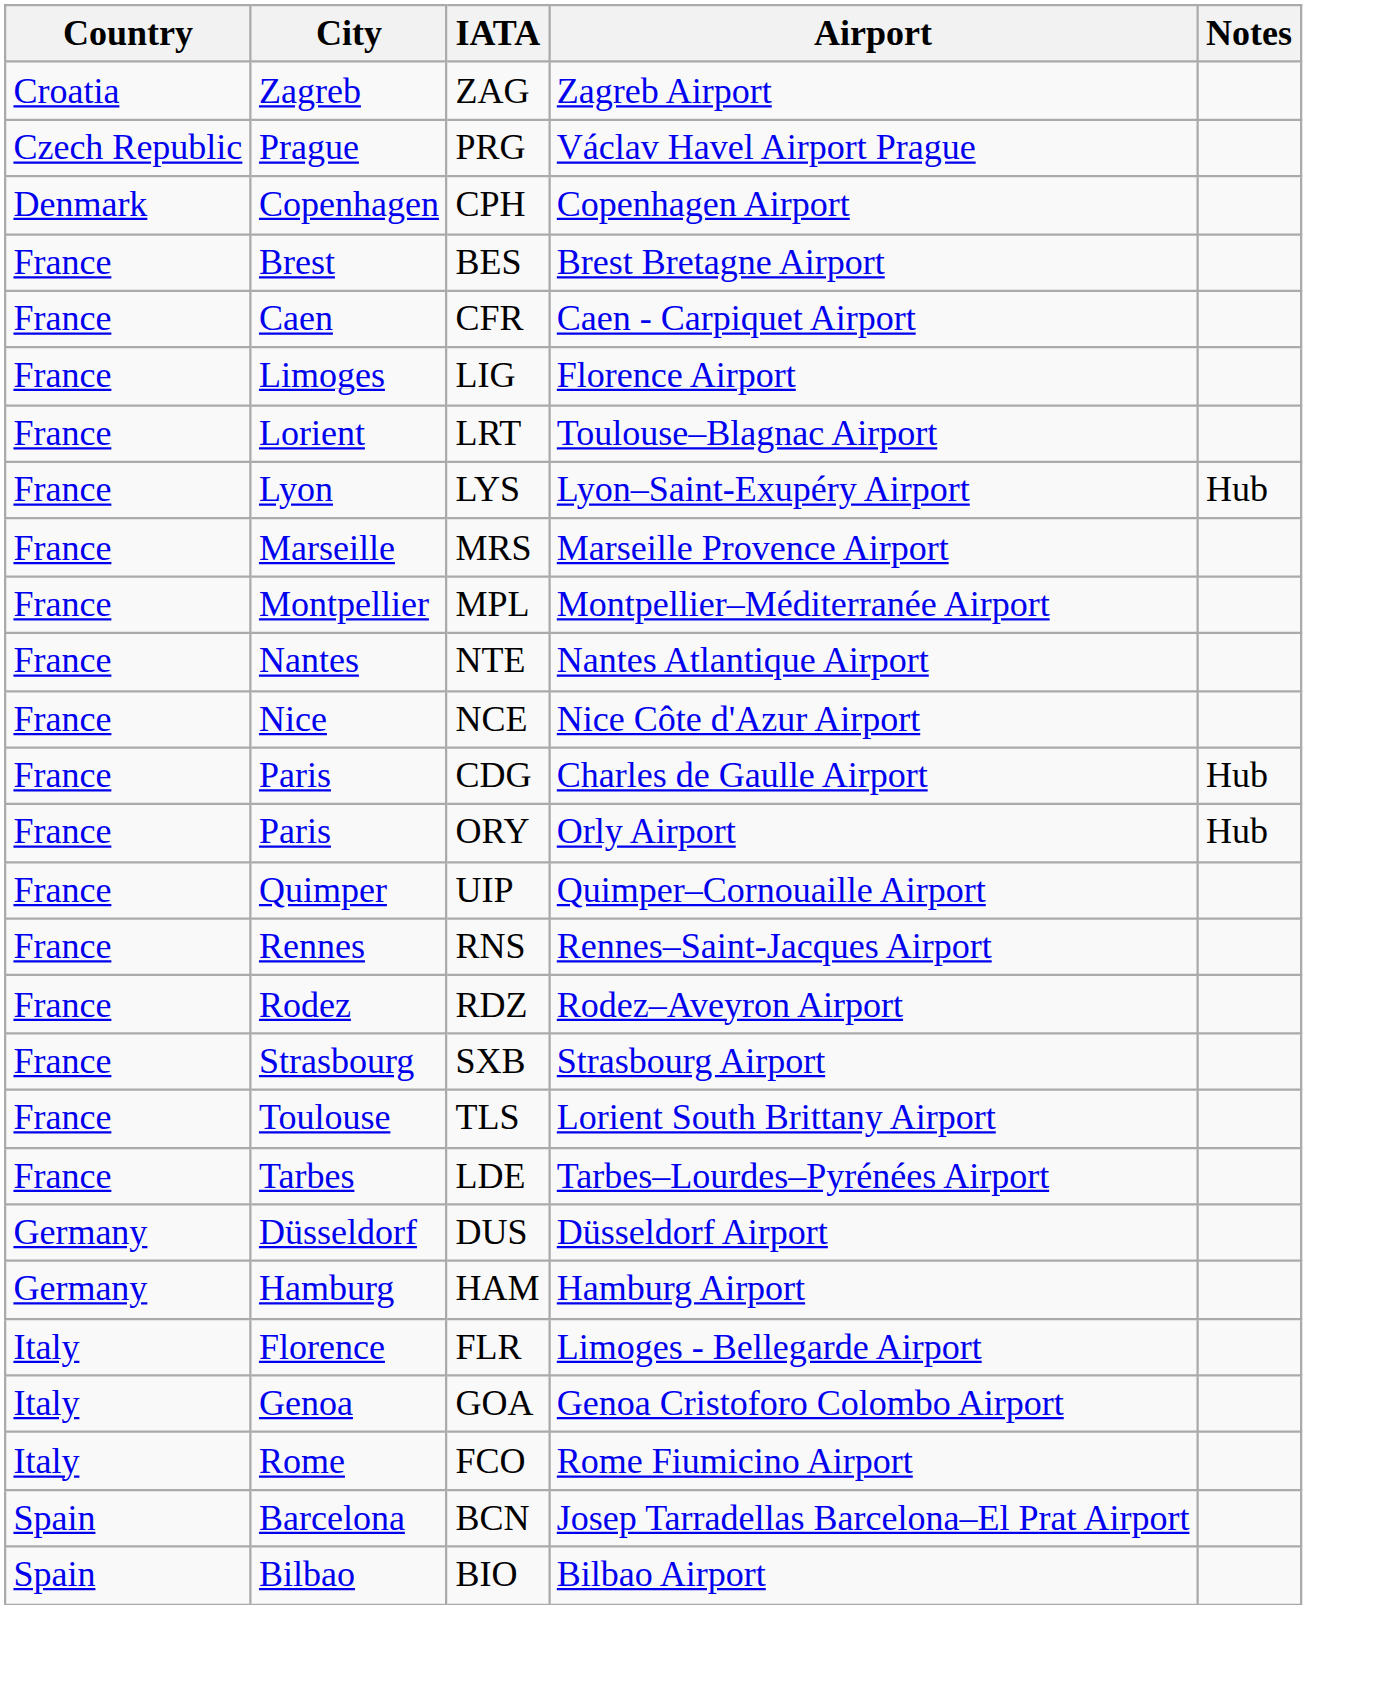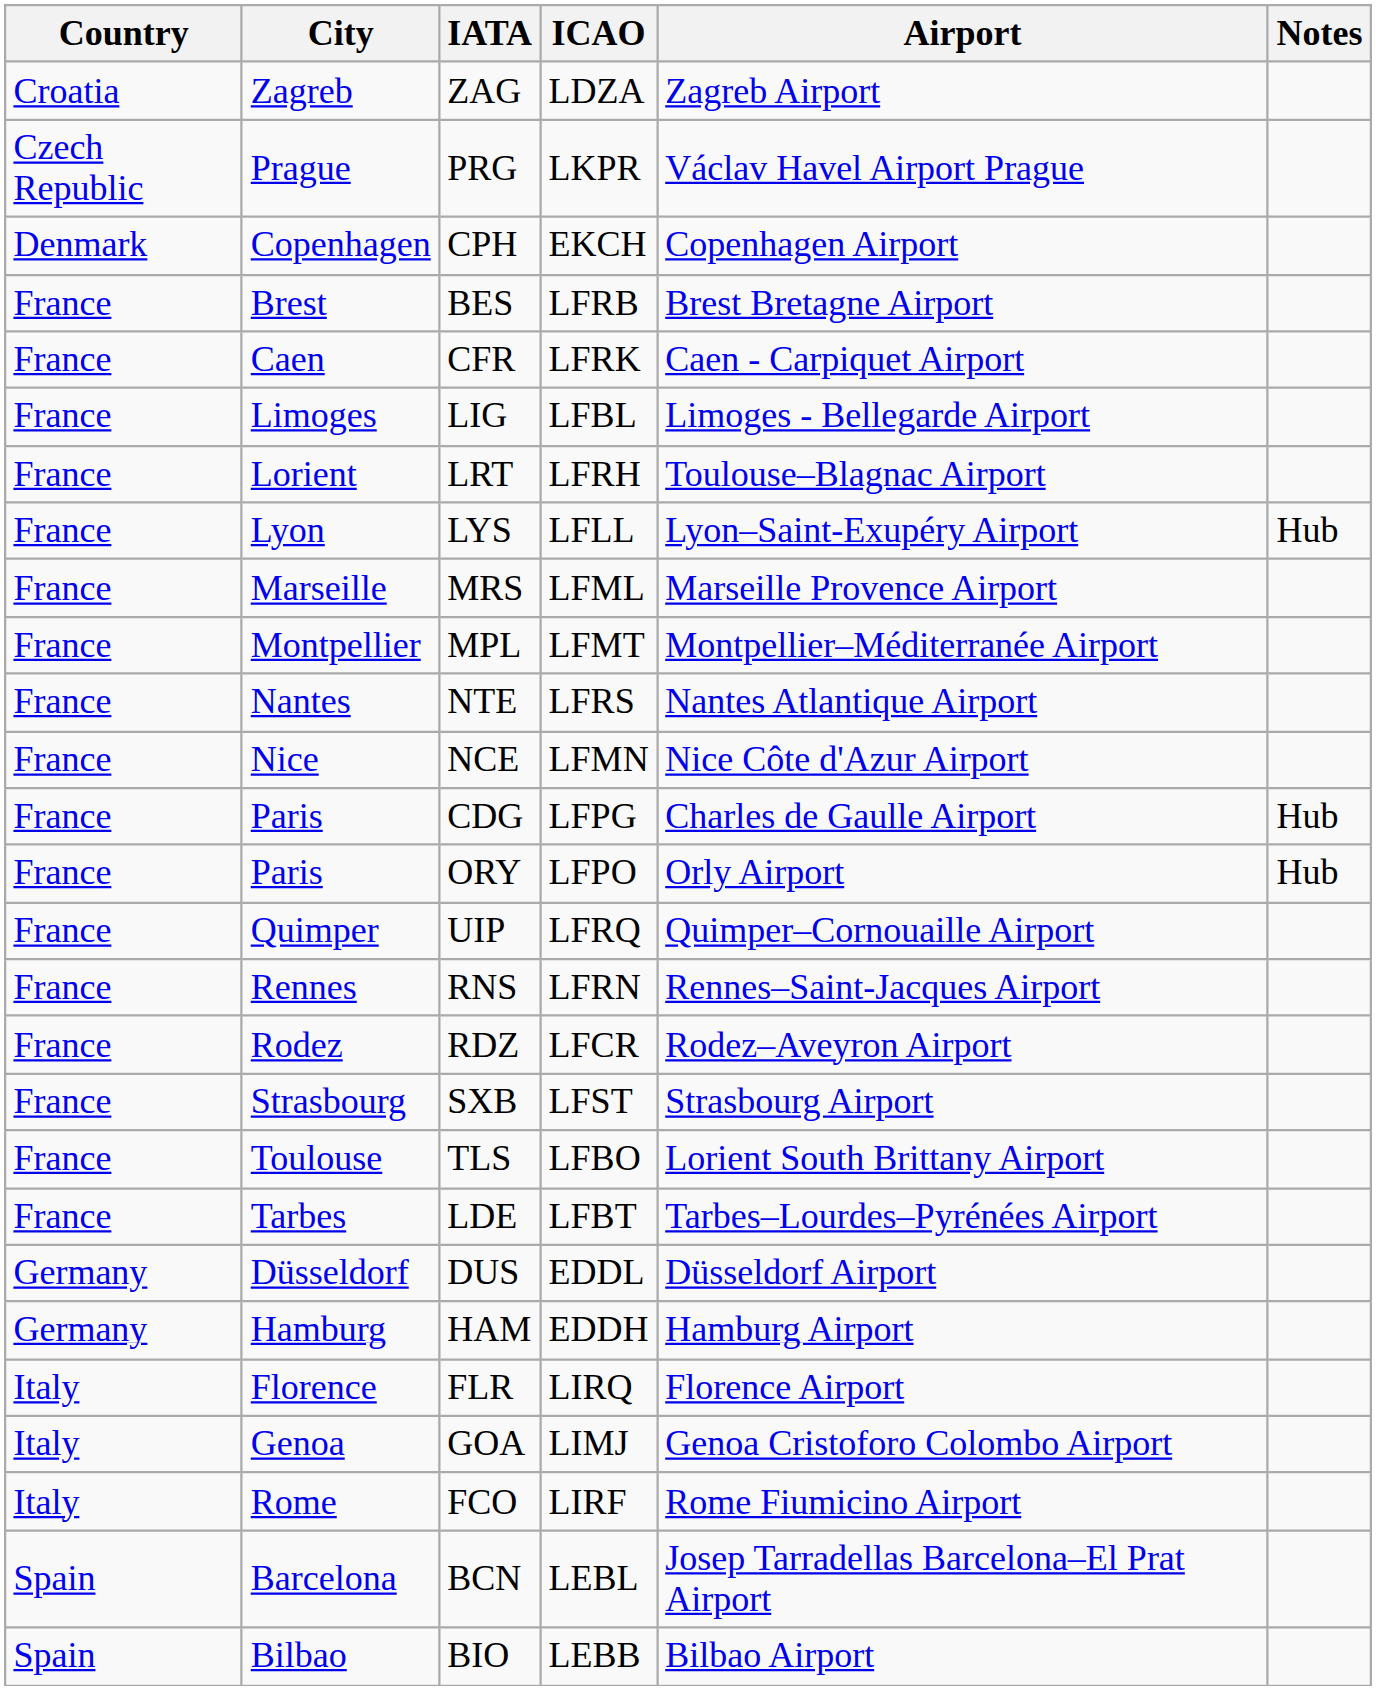+ column: (599, 33)
(676, 375) Florence Airport -> (878, 416) Limoges - Bellegarde Airport
(769, 1346) Limoges - Bellegarde Airport -> (785, 1386) Florence Airport
